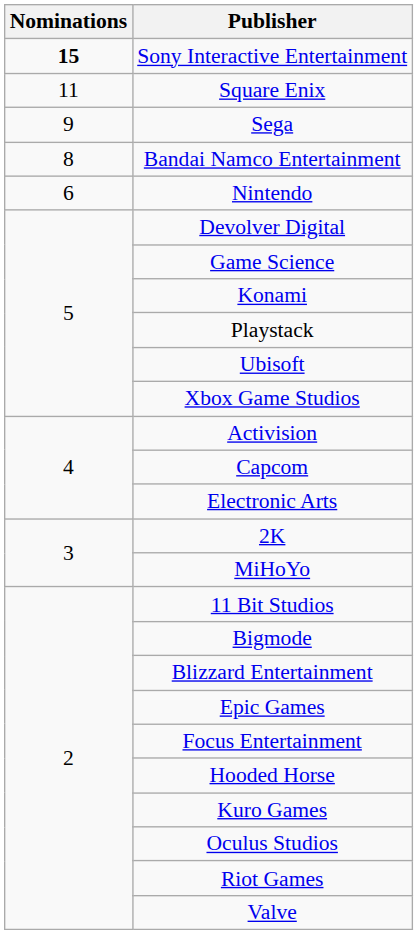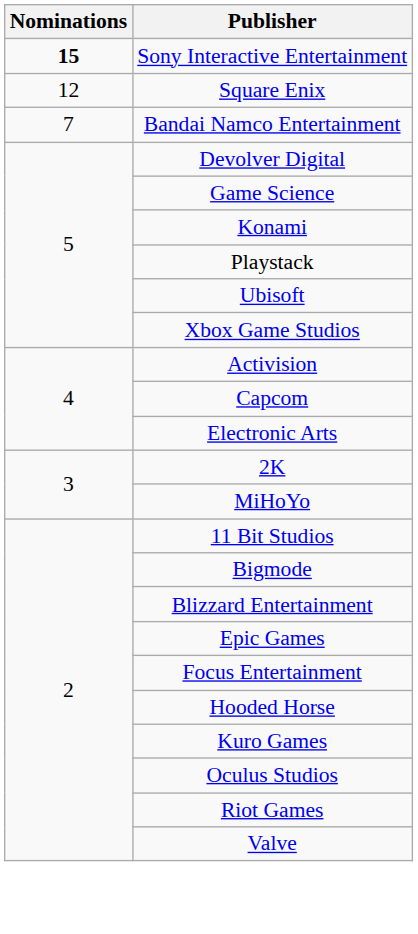(68, 90) 11 -> (68, 90) 12
- row: (272, 124)
(68, 158) 8 -> (68, 124) 7
- row: (272, 192)
